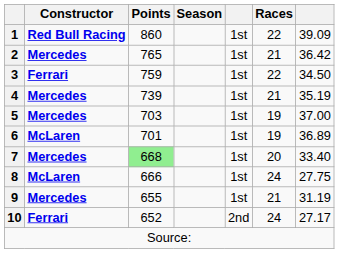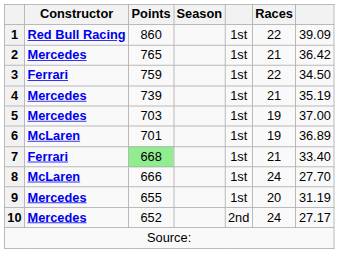(57, 156) Mercedes -> (48, 156) Ferrari
(274, 156) 20 -> (274, 156) 21
(315, 177) 27.75 -> (315, 177) 27.70
(274, 197) 21 -> (274, 197) 20
(48, 217) Ferrari -> (57, 217) Mercedes
